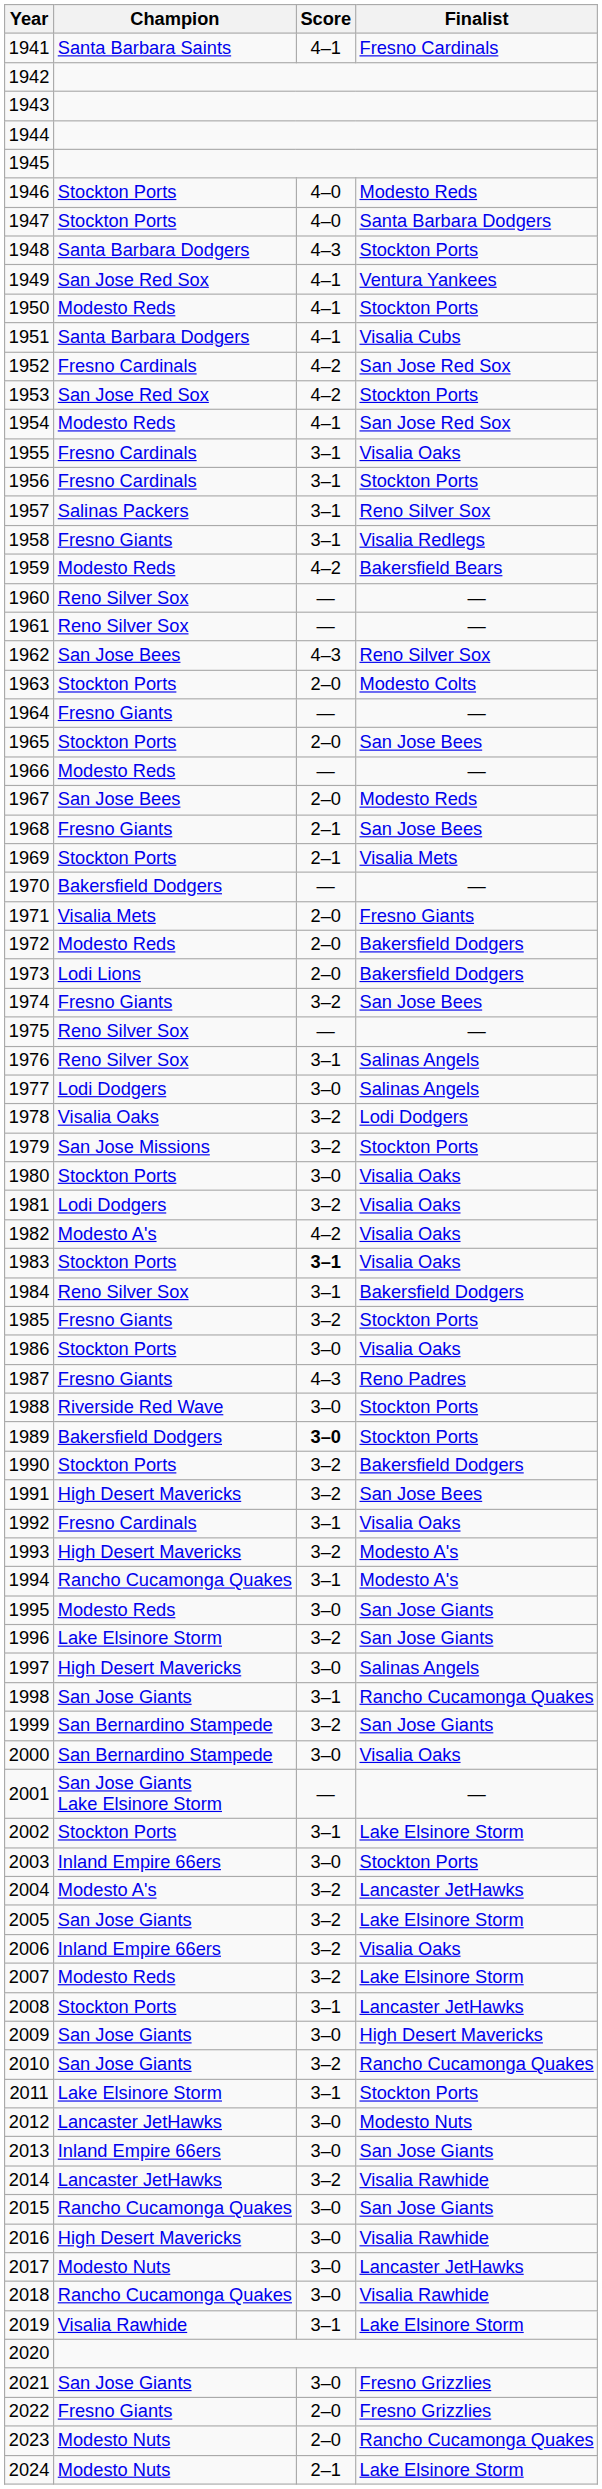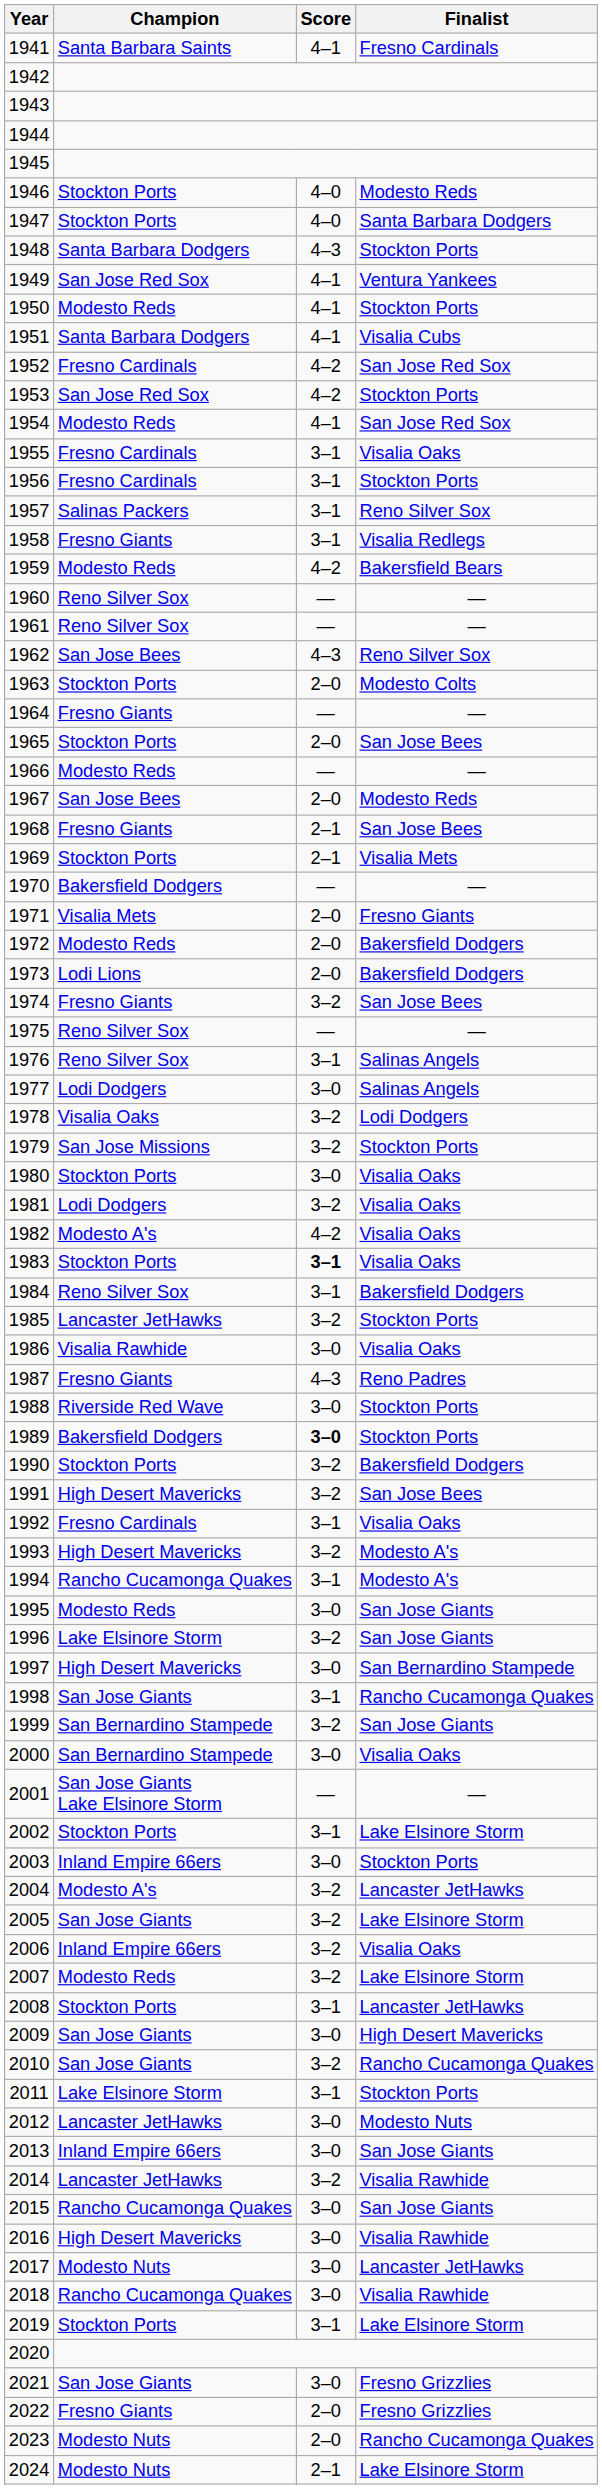(115, 1320) Fresno Giants -> (140, 1320) Lancaster JetHawks
(117, 1349) Stockton Ports -> (122, 1349) Visalia Rawhide
(419, 1667) Salinas Angels -> (467, 1667) San Bernardino Stampede
(122, 2324) Visalia Rawhide -> (117, 2324) Stockton Ports
